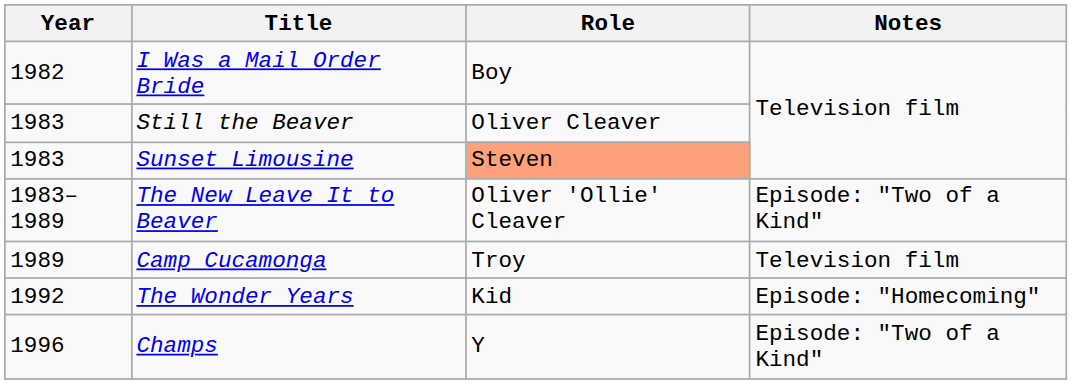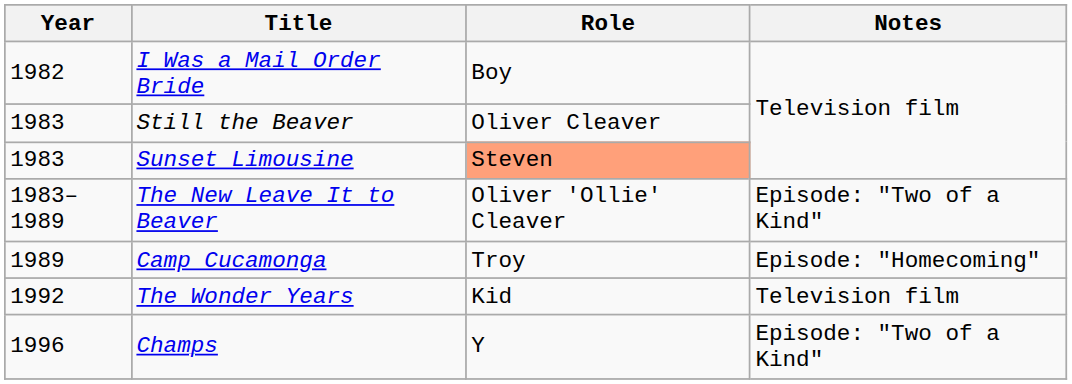(857, 260) Television film -> (898, 260) Episode: "Homecoming"
(898, 297) Episode: "Homecoming" -> (857, 297) Television film
